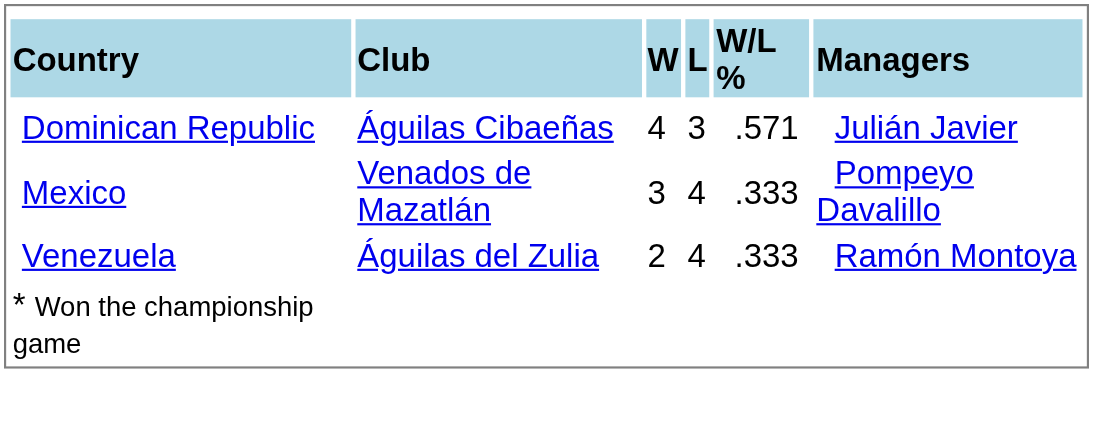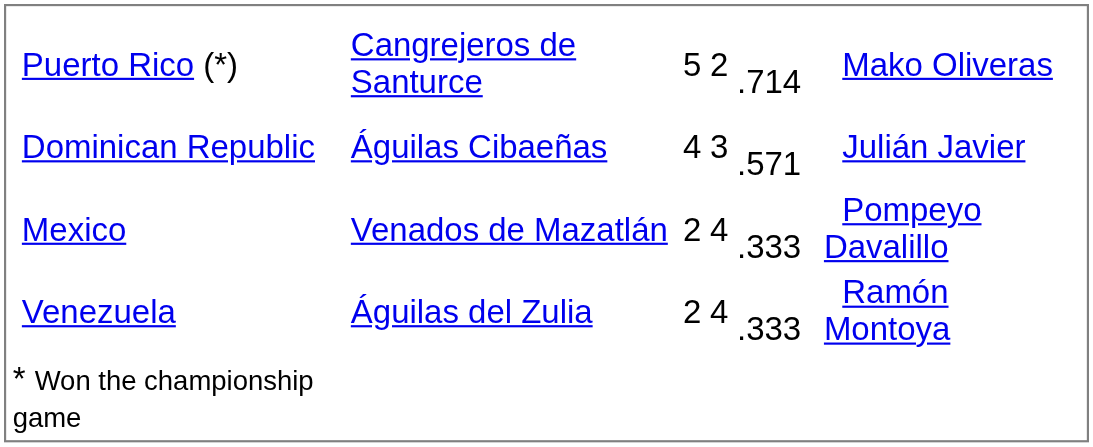- row: (76, 58)
+ row: (125, 63)
(657, 191) 3 -> (692, 228) 2
